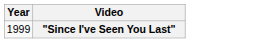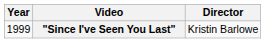+ column: (223, 12)
